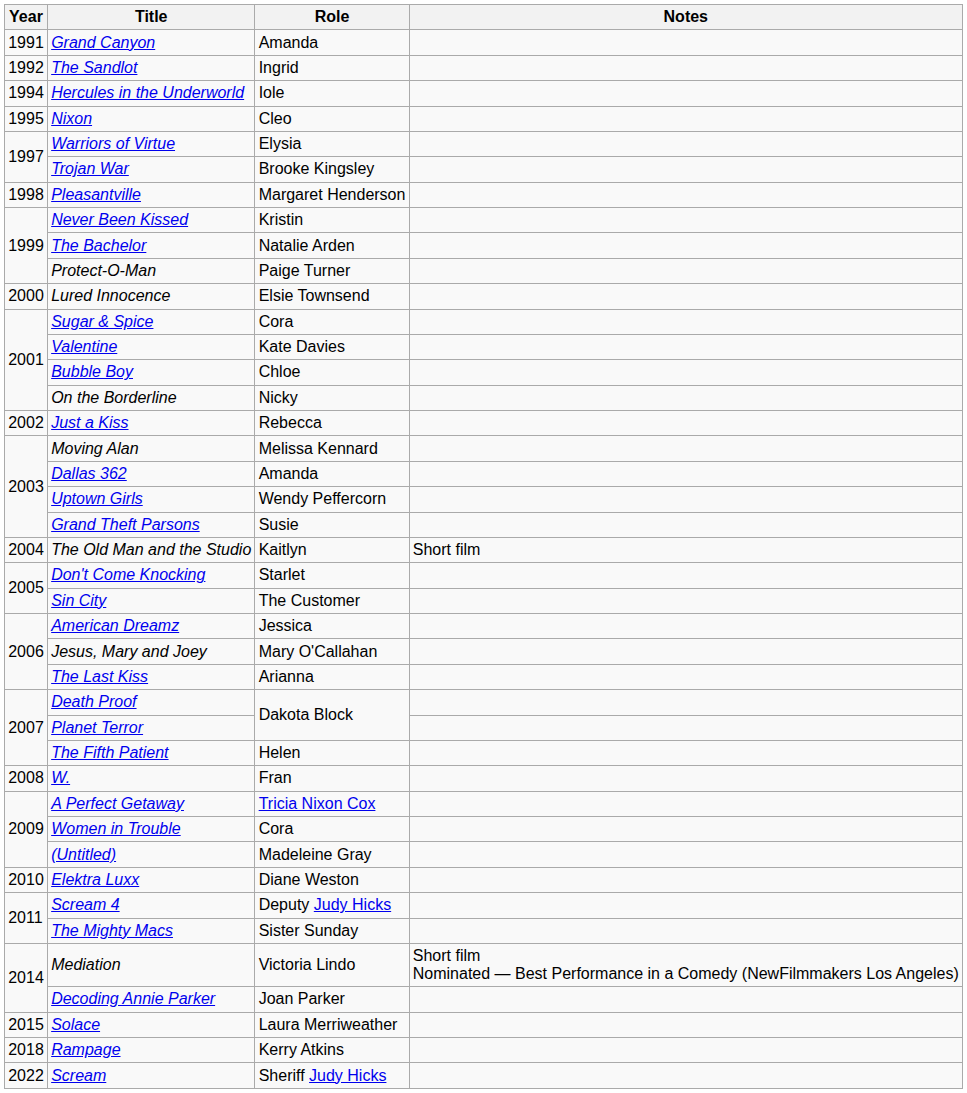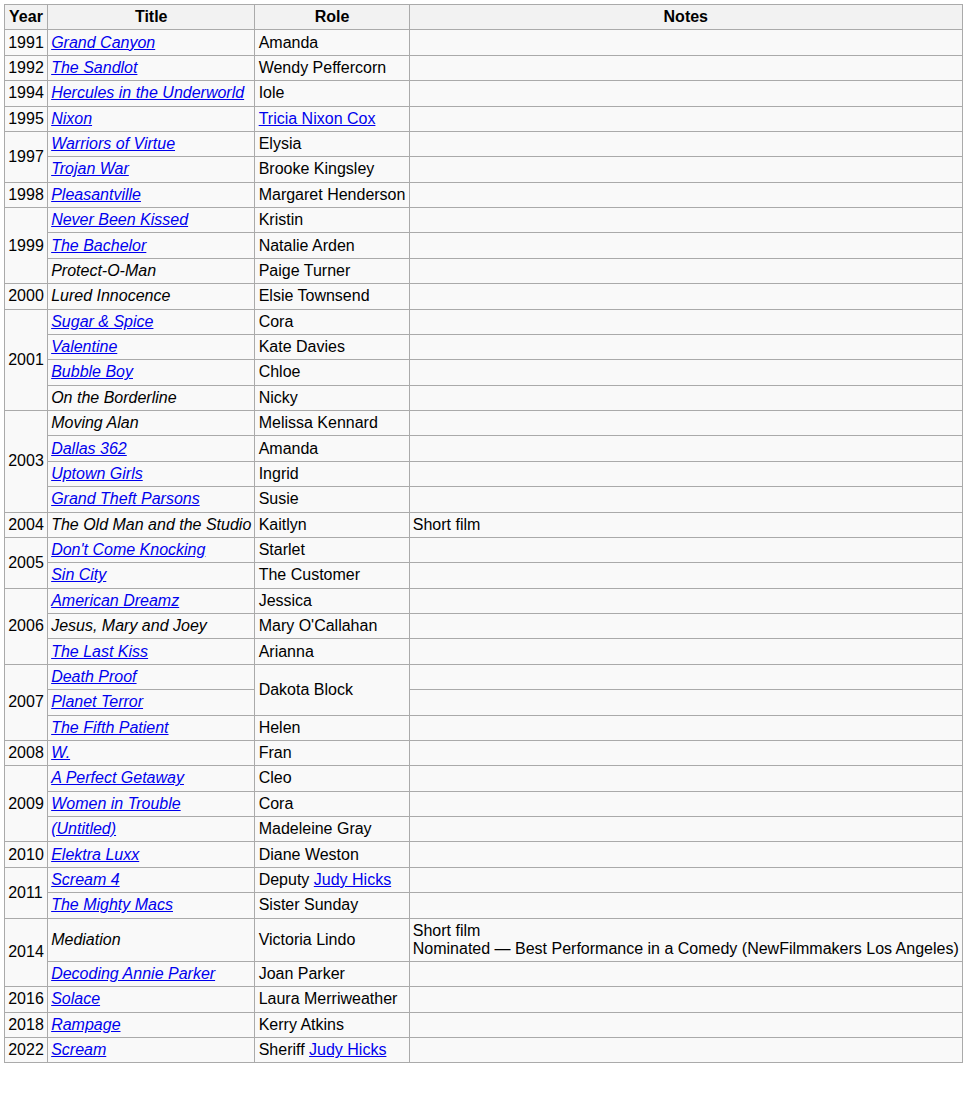(279, 67) Ingrid -> (322, 67) Wendy Peffercorn
(275, 118) Cleo -> (317, 118) Tricia Nixon Cox
- row: (90, 423)
(322, 499) Wendy Peffercorn -> (279, 473) Ingrid
(317, 803) Tricia Nixon Cox -> (275, 778) Cleo
(26, 1024) 2015 -> (26, 999) 2016
